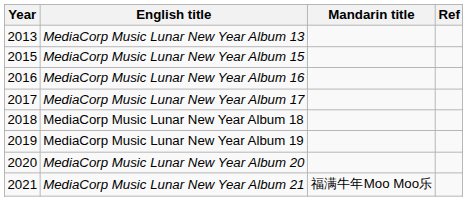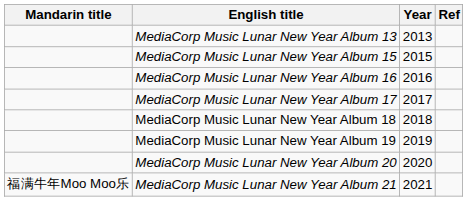columns swapped: (22, 15) <-> (371, 15)
